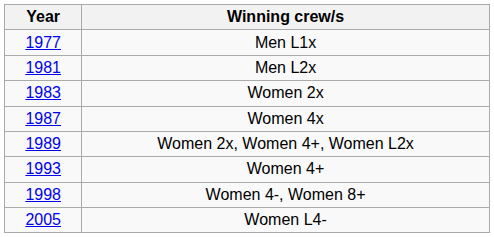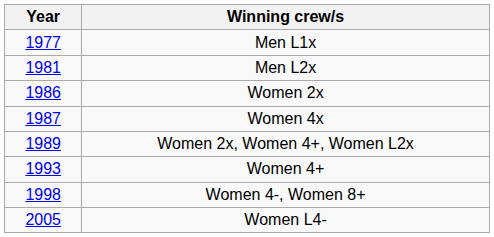(43, 93) 1983 -> (43, 93) 1986
